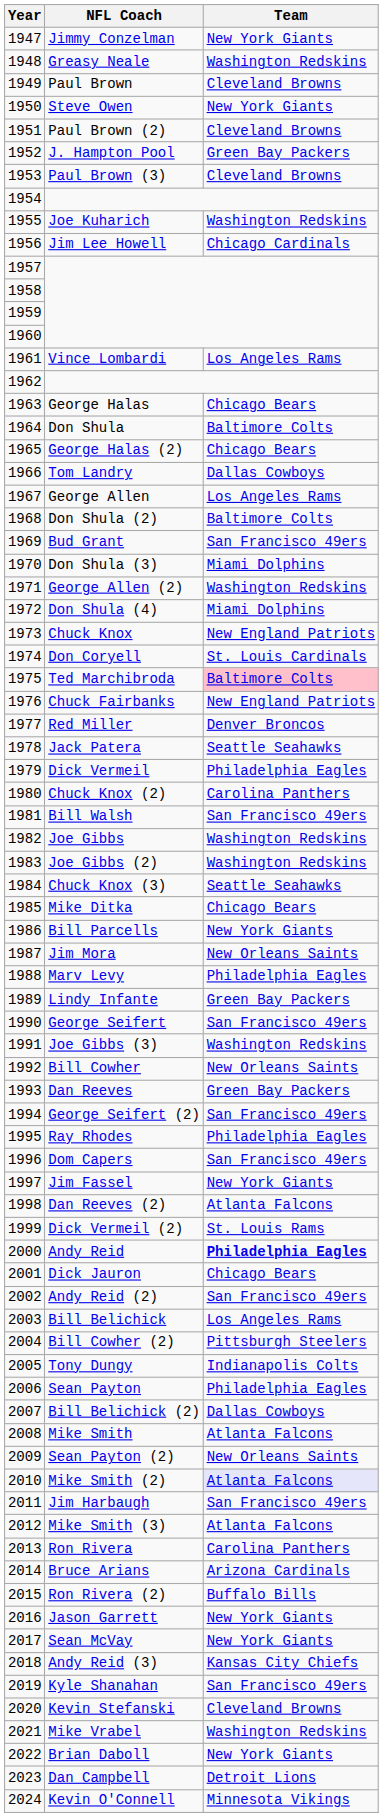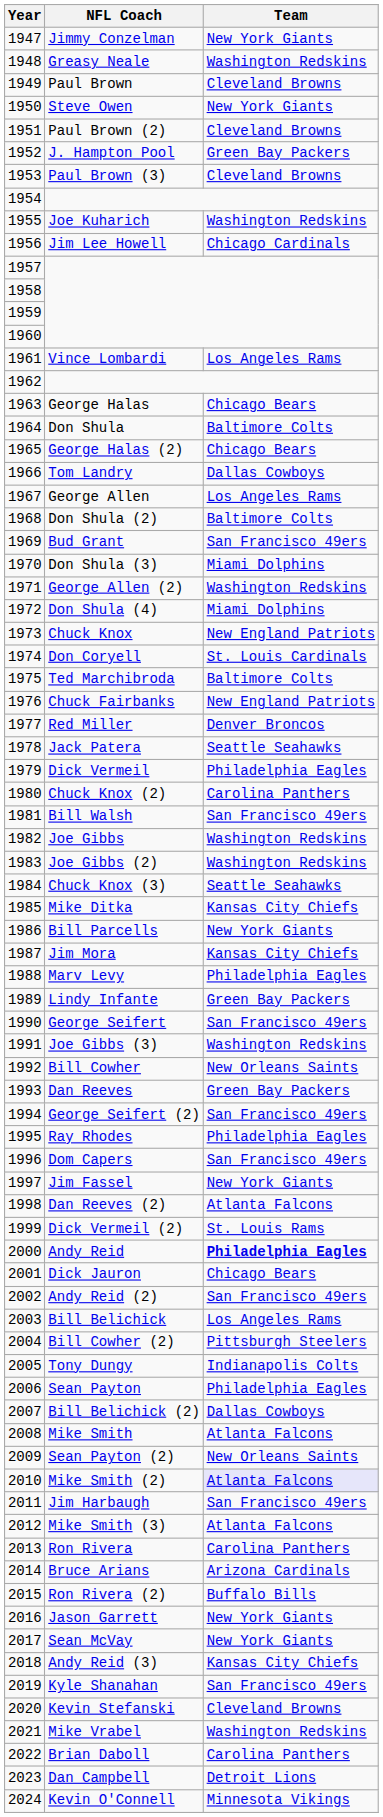(270, 680) pink background -> (270, 680) no background
(261, 908) Chicago Bears -> (282, 908) Kansas City Chiefs
(282, 954) New Orleans Saints -> (282, 954) Kansas City Chiefs
(270, 1755) New York Giants -> (278, 1755) Carolina Panthers
